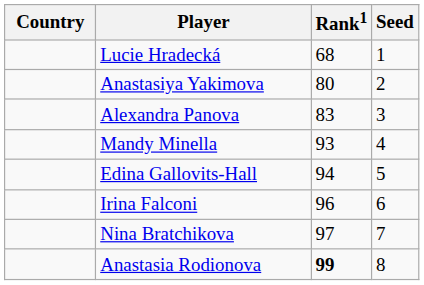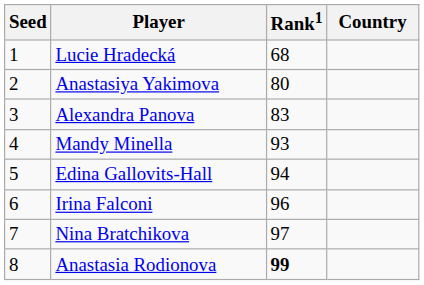columns swapped: (50, 22) <-> (395, 22)
